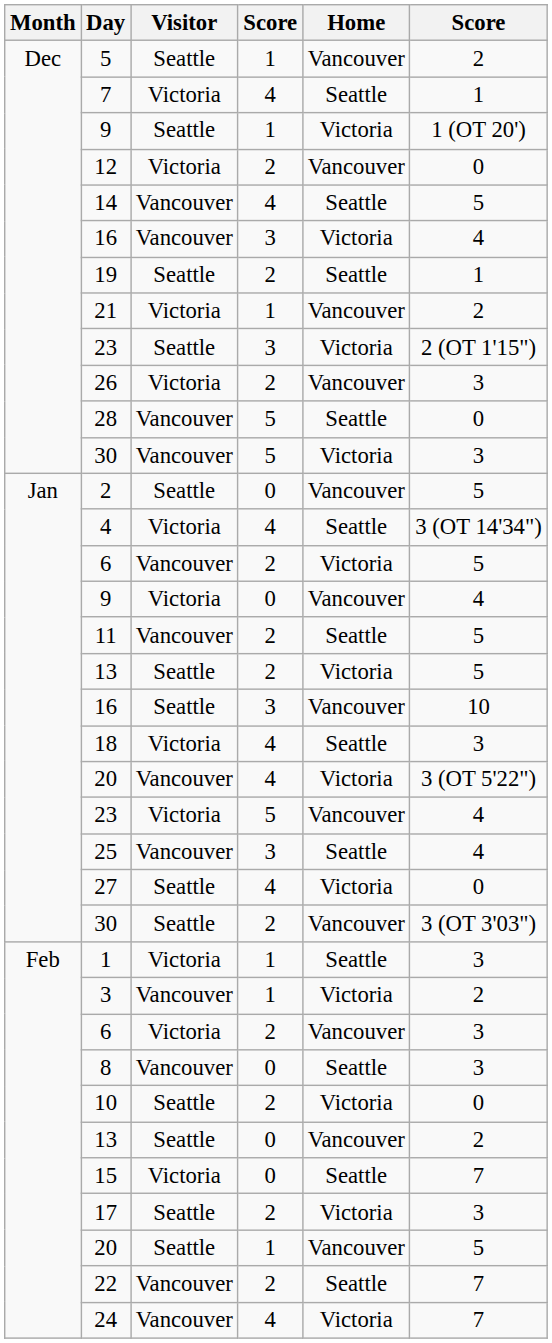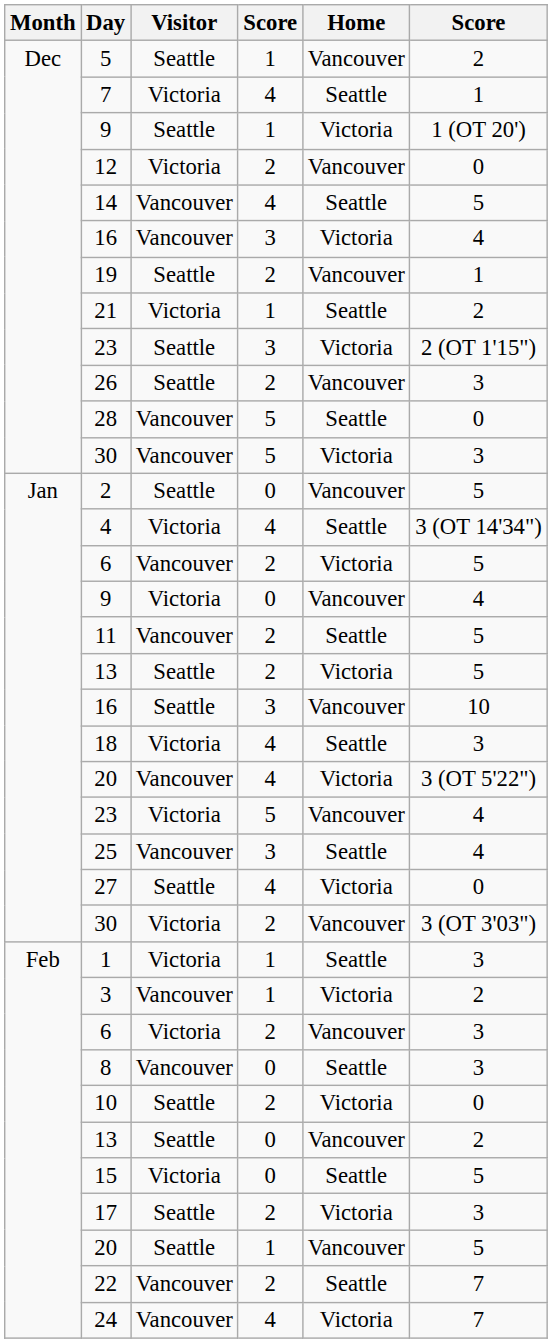(356, 274) Seattle -> (356, 274) Vancouver
(356, 310) Vancouver -> (356, 310) Seattle
(184, 382) Victoria -> (184, 382) Seattle
(184, 923) Seattle -> (184, 923) Victoria
(479, 1175) 7 -> (479, 1175) 5
